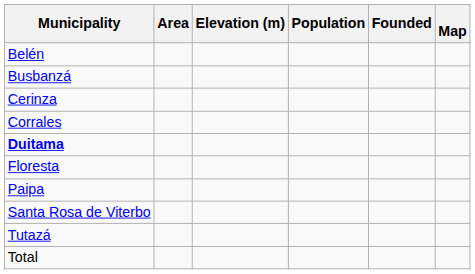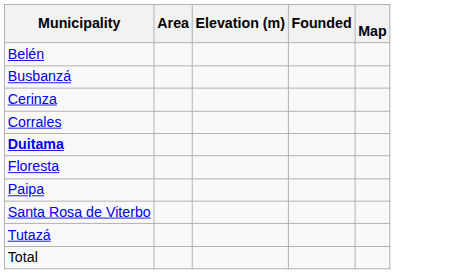- column: (328, 23)
